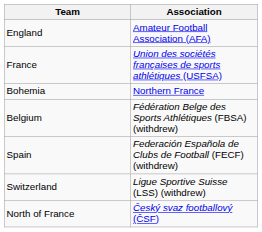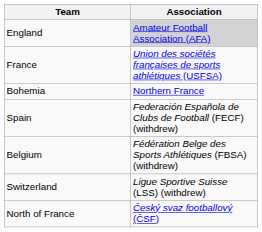(172, 33) no background -> (172, 33) lightgrey background
rows swapped: (19, 155) <-> (24, 118)
